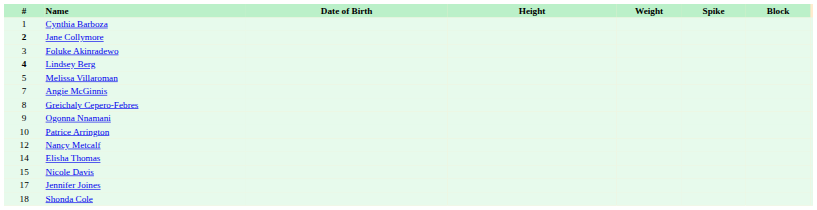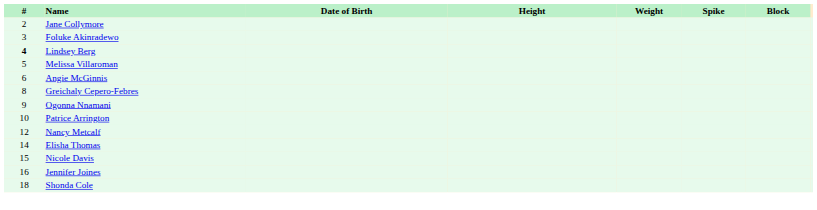- row: (77, 24)
(24, 37) bold -> (24, 24) normal
(24, 91) 7 -> (24, 78) 6
(24, 185) 17 -> (24, 172) 16
